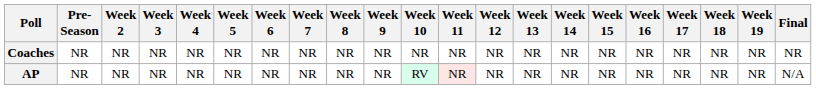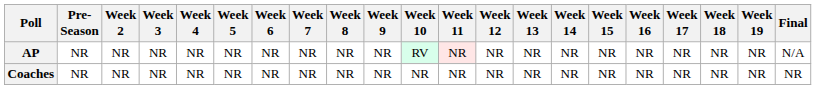rows swapped: (31, 74) <-> (31, 52)
